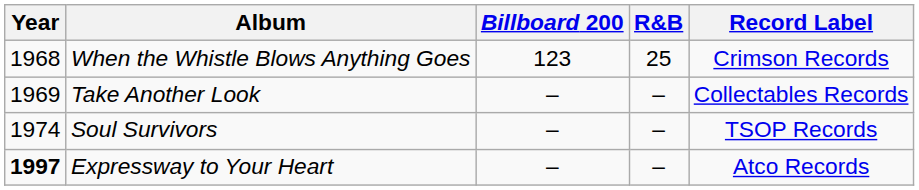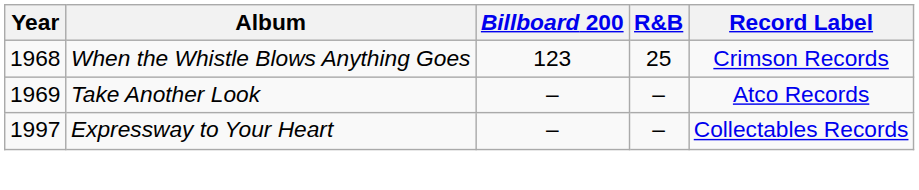(801, 94) Collectables Records -> (801, 94) Atco Records
- row: (144, 130)
(35, 166) bold -> (35, 130) normal
(801, 166) Atco Records -> (801, 130) Collectables Records
